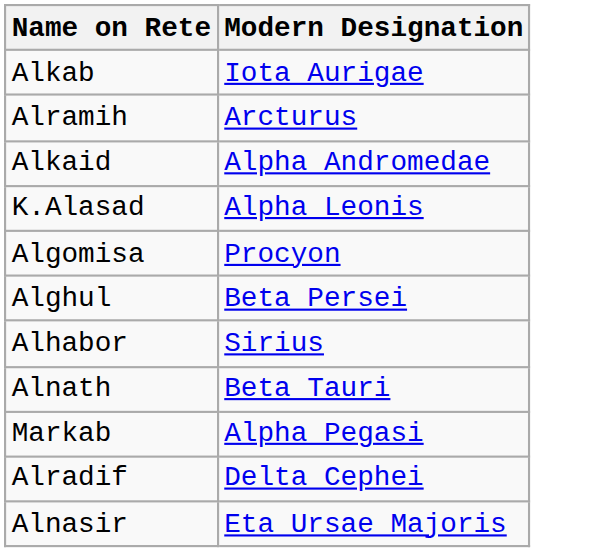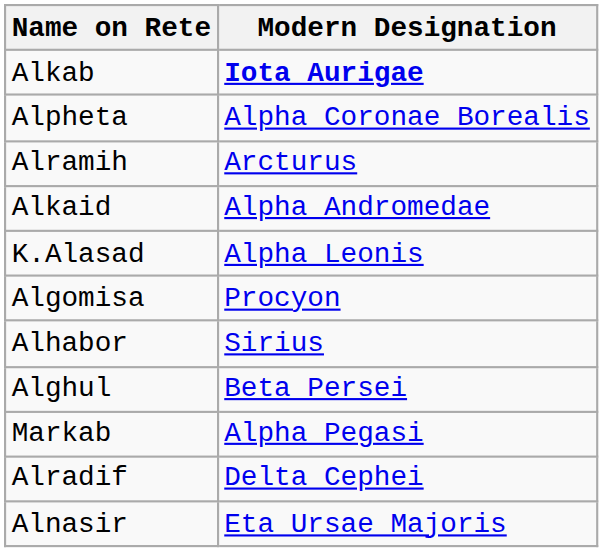(324, 73) normal -> (324, 73) bold
+ row: (70, 118)
rows swapped: (70, 344) <-> (62, 298)
- row: (62, 389)
